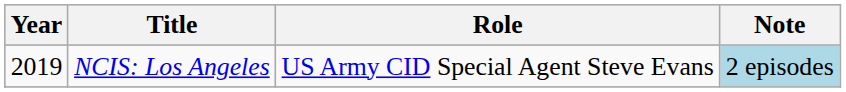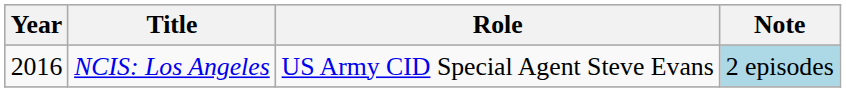(37, 65) 2019 -> (37, 65) 2016
